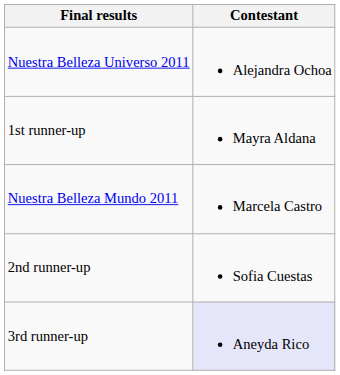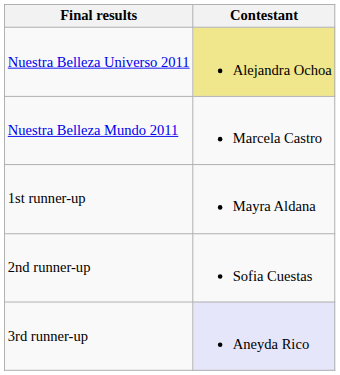(264, 70) no background -> (264, 70) khaki background
rows swapped: (93, 199) <-> (47, 130)
